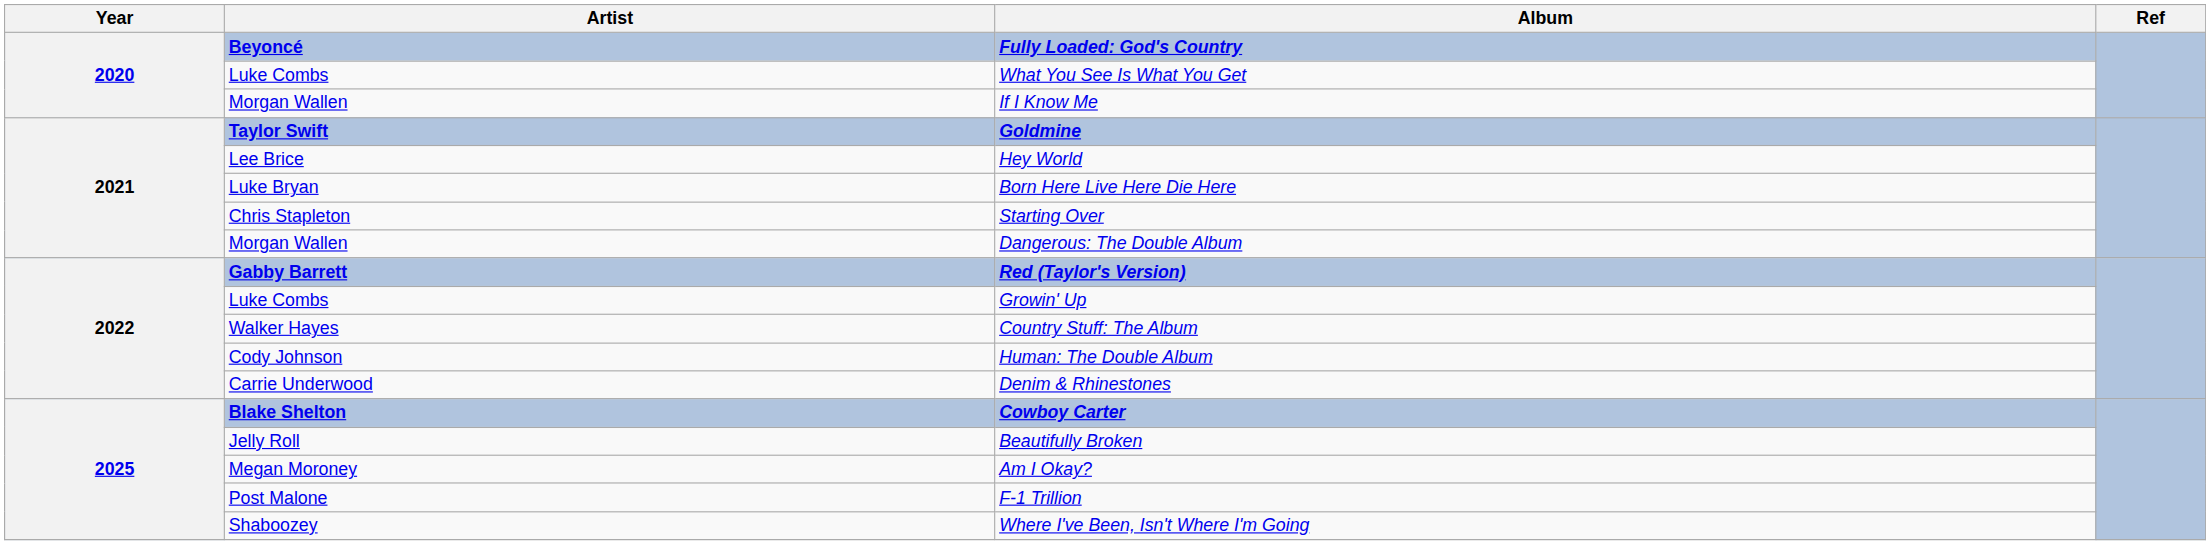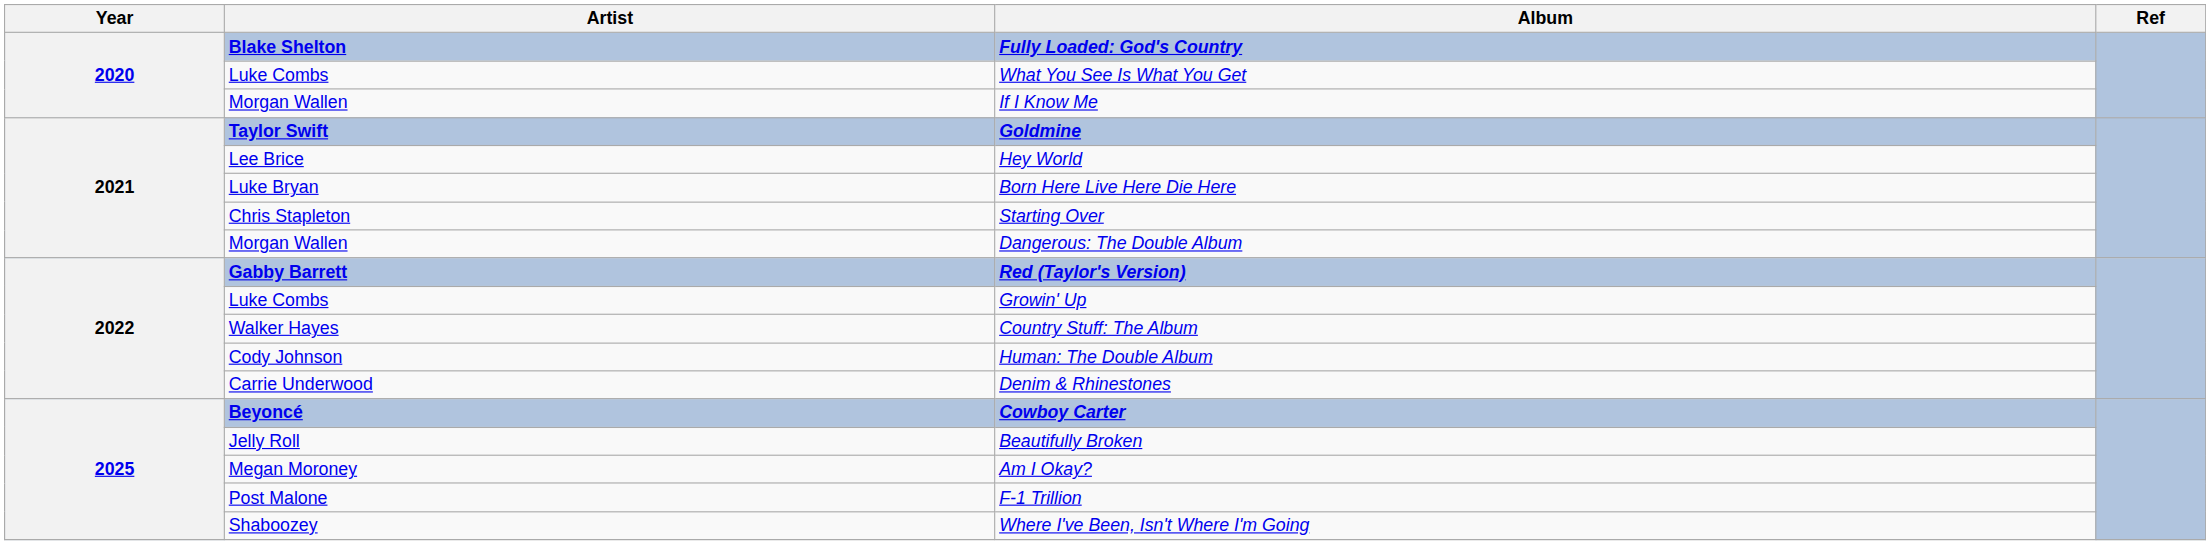(266, 46) Beyoncé -> (287, 46) Blake Shelton
(287, 412) Blake Shelton -> (266, 412) Beyoncé
